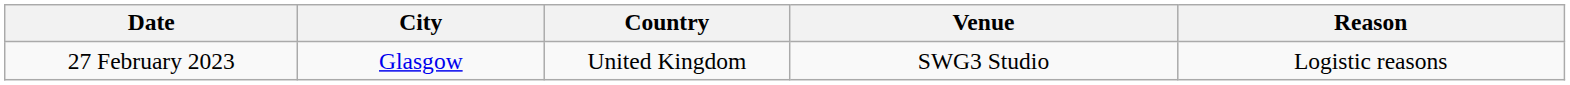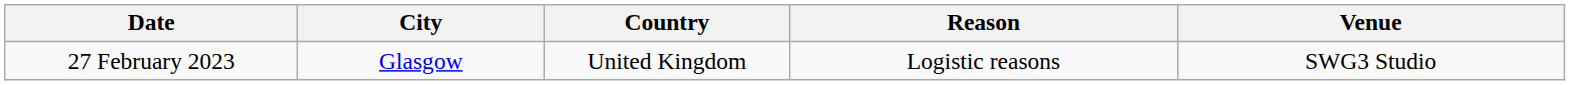columns swapped: (983, 23) <-> (1371, 23)
